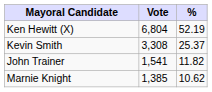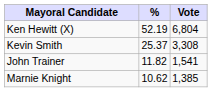columns swapped: (158, 12) <-> (192, 12)
